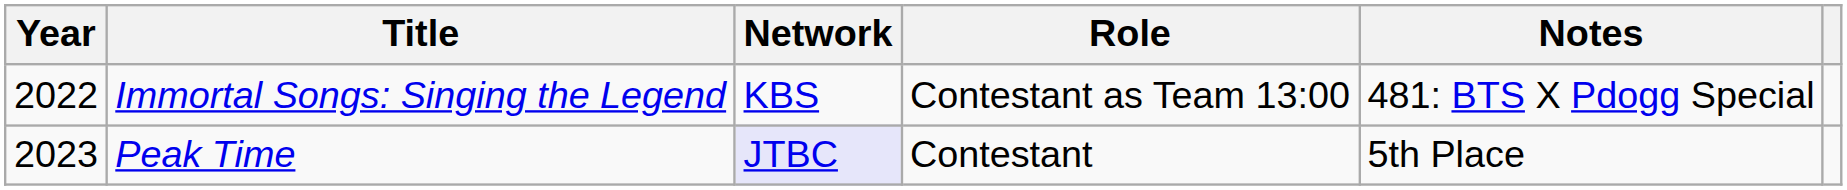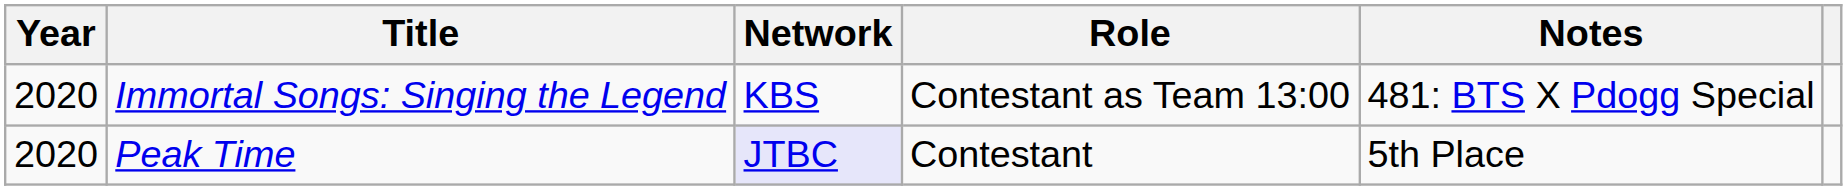(56, 94) 2022 -> (56, 94) 2020
(56, 154) 2023 -> (56, 154) 2020
